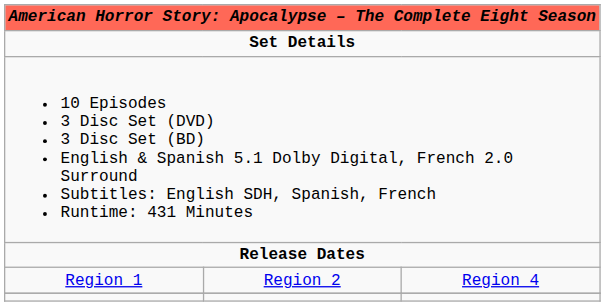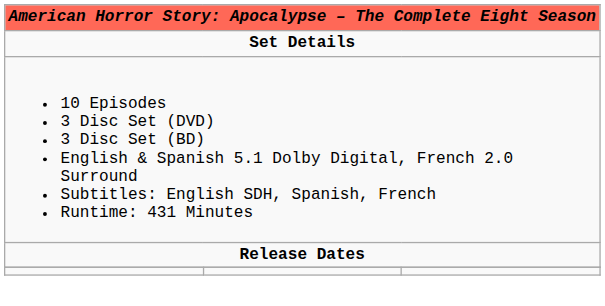- row: (104, 281)
